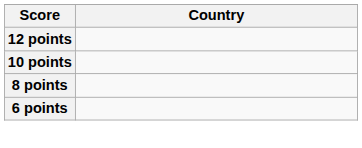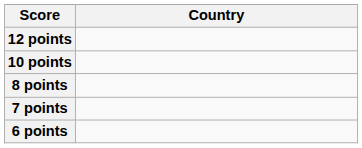+ row: (40, 108)
